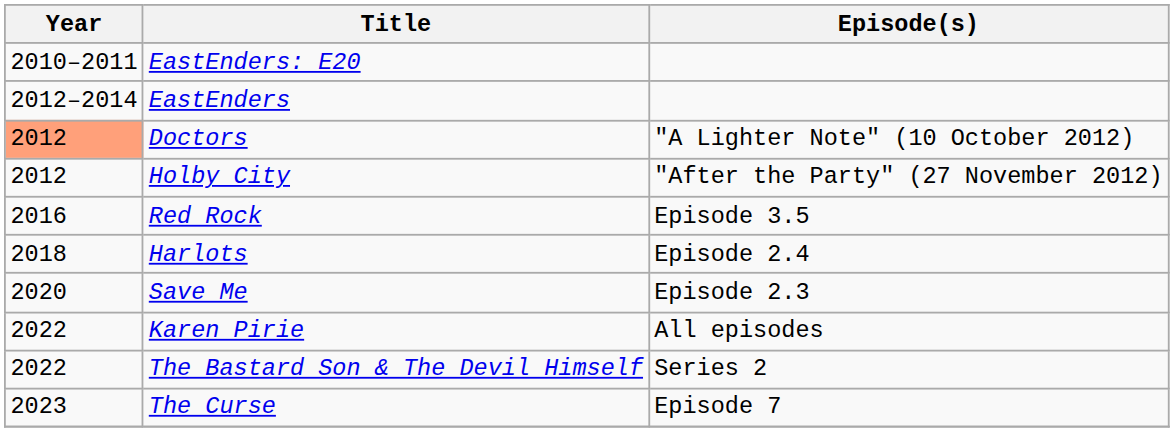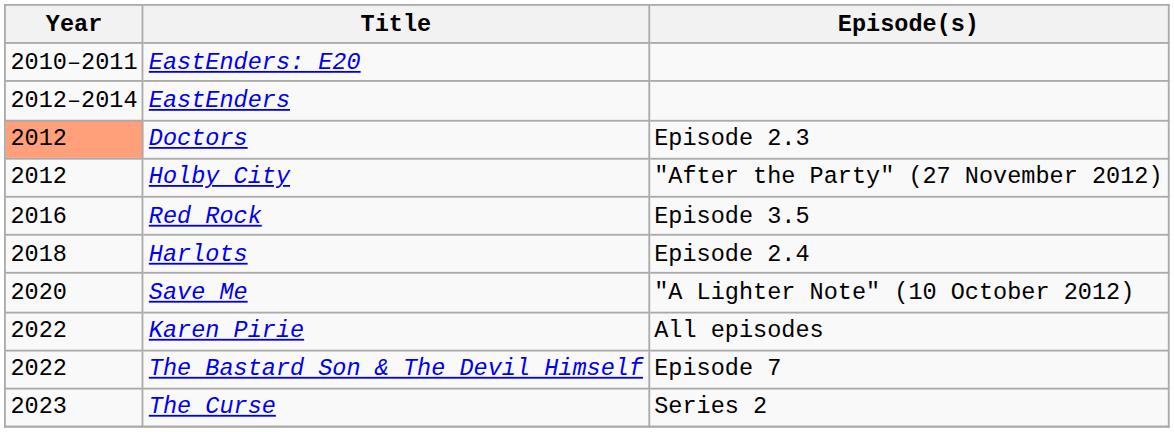(894, 139) "A Lighter Note" (10 October 2012) -> (732, 139) Episode 2.3
(732, 293) Episode 2.3 -> (894, 293) "A Lighter Note" (10 October 2012)
(711, 369) Series 2 -> (718, 369) Episode 7
(718, 408) Episode 7 -> (711, 408) Series 2
